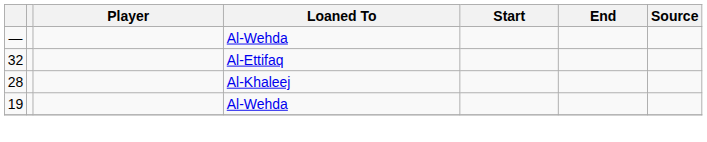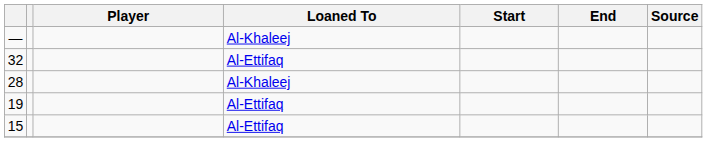(257, 38) Al-Wehda -> (259, 38) Al-Khaleej
(257, 104) Al-Wehda -> (255, 104) Al-Ettifaq
+ row: (15, 126)
